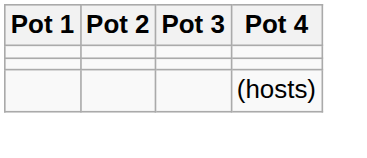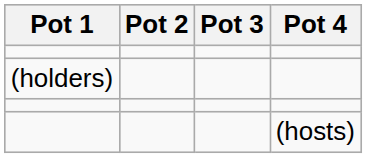+ row: (62, 78)
